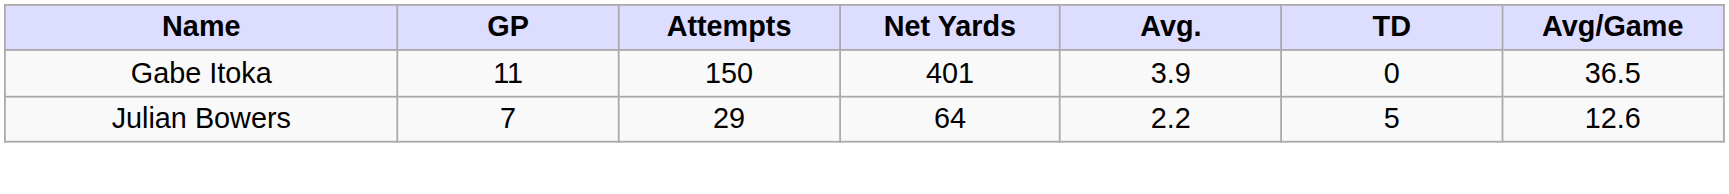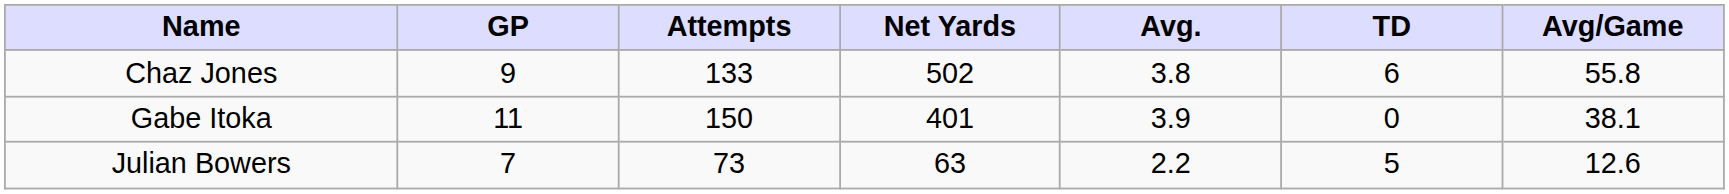+ row: (201, 73)
(1613, 73) 36.5 -> (1613, 118) 38.1
(729, 118) 29 -> (729, 164) 73
(950, 118) 64 -> (950, 164) 63
